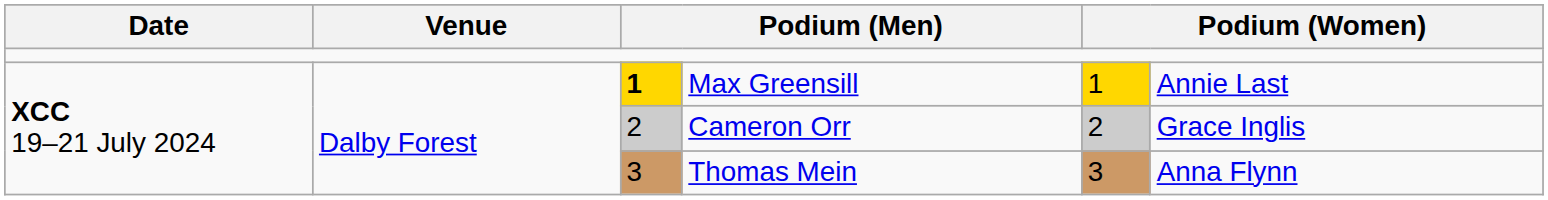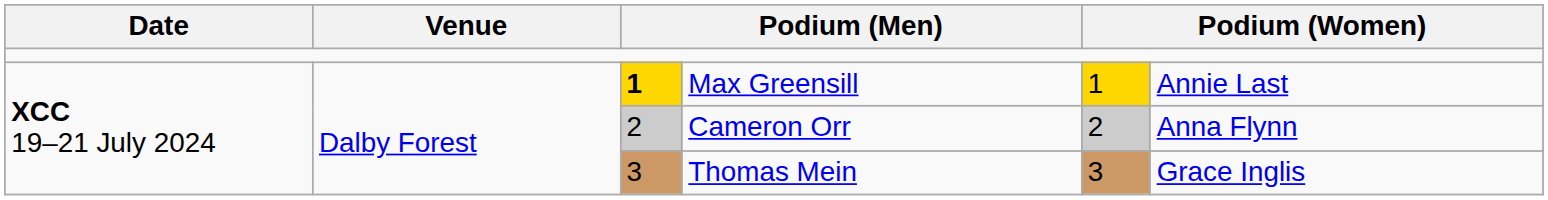(1231, 127) Grace Inglis -> (1227, 127) Anna Flynn
(1227, 171) Anna Flynn -> (1231, 171) Grace Inglis
